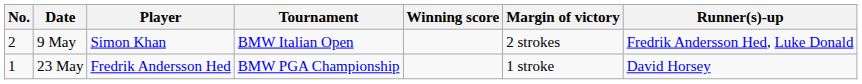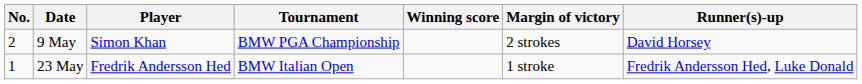(296, 41) BMW Italian Open -> (319, 41) BMW PGA Championship
(740, 41) Fredrik Andersson Hed, Luke Donald -> (669, 41) David Horsey
(319, 66) BMW PGA Championship -> (296, 66) BMW Italian Open
(669, 66) David Horsey -> (740, 66) Fredrik Andersson Hed, Luke Donald
